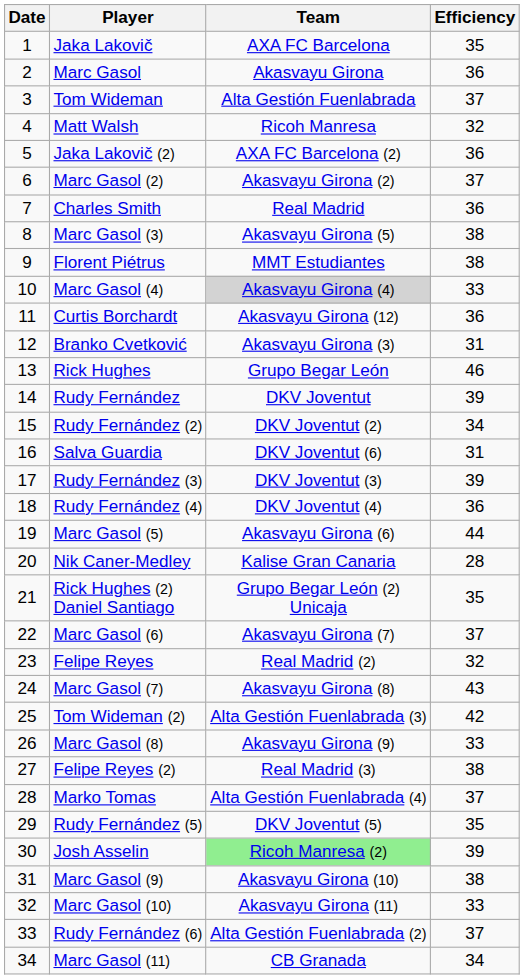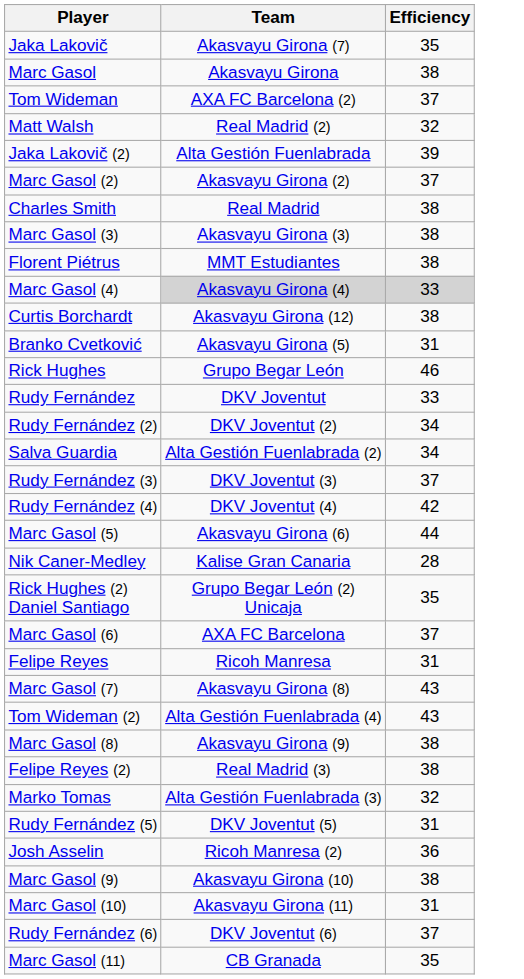- column: (27, 18)
(318, 45) AXA FC Barcelona -> (273, 45) Akasvayu Girona (7)
(475, 72) 36 -> (430, 72) 38
(318, 99) Alta Gestión Fuenlabrada -> (273, 99) AXA FC Barcelona (2)
(318, 126) Ricoh Manresa -> (273, 126) Real Madrid (2)
(318, 153) AXA FC Barcelona (2) -> (273, 153) Alta Gestión Fuenlabrada
(475, 153) 36 -> (430, 153) 39
(475, 208) 36 -> (430, 208) 38
(318, 235) Akasvayu Girona (5) -> (273, 235) Akasvayu Girona (3)
(475, 289) no background -> (430, 289) lightgrey background
(475, 316) 36 -> (430, 316) 38
(318, 343) Akasvayu Girona (3) -> (273, 343) Akasvayu Girona (5)
(475, 398) 39 -> (430, 398) 33
(318, 452) DKV Joventut (6) -> (273, 452) Alta Gestión Fuenlabrada (2)
(475, 452) 31 -> (430, 452) 34
(475, 479) 39 -> (430, 479) 37
(475, 506) 36 -> (430, 506) 42
(318, 634) Akasvayu Girona (7) -> (273, 634) AXA FC Barcelona
(318, 661) Real Madrid (2) -> (273, 661) Ricoh Manresa
(475, 661) 32 -> (430, 661) 31
(318, 716) Alta Gestión Fuenlabrada (3) -> (273, 716) Alta Gestión Fuenlabrada (4)
(475, 716) 42 -> (430, 716) 43
(475, 743) 33 -> (430, 743) 38
(318, 797) Alta Gestión Fuenlabrada (4) -> (273, 797) Alta Gestión Fuenlabrada (3)
(475, 797) 37 -> (430, 797) 32
(475, 824) 35 -> (430, 824) 31
(318, 851) lightgreen background -> (273, 851) no background
(475, 851) 39 -> (430, 851) 36
(475, 906) 33 -> (430, 906) 31
(318, 933) Alta Gestión Fuenlabrada (2) -> (273, 933) DKV Joventut (6)
(475, 960) 34 -> (430, 960) 35
